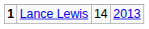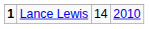(127, 14) 2013 -> (127, 14) 2010
